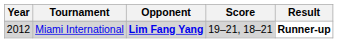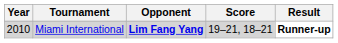(19, 30) 2012 -> (19, 30) 2010
